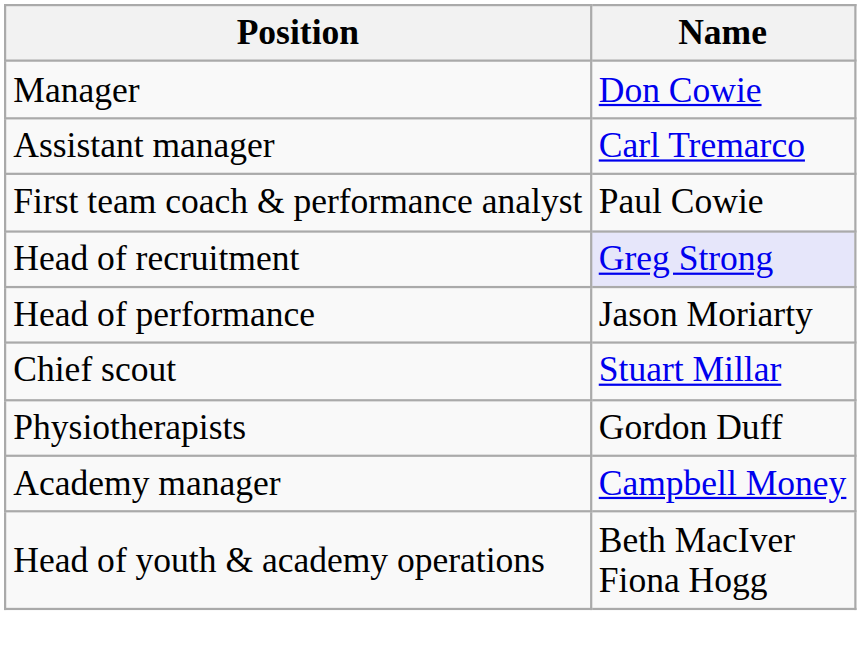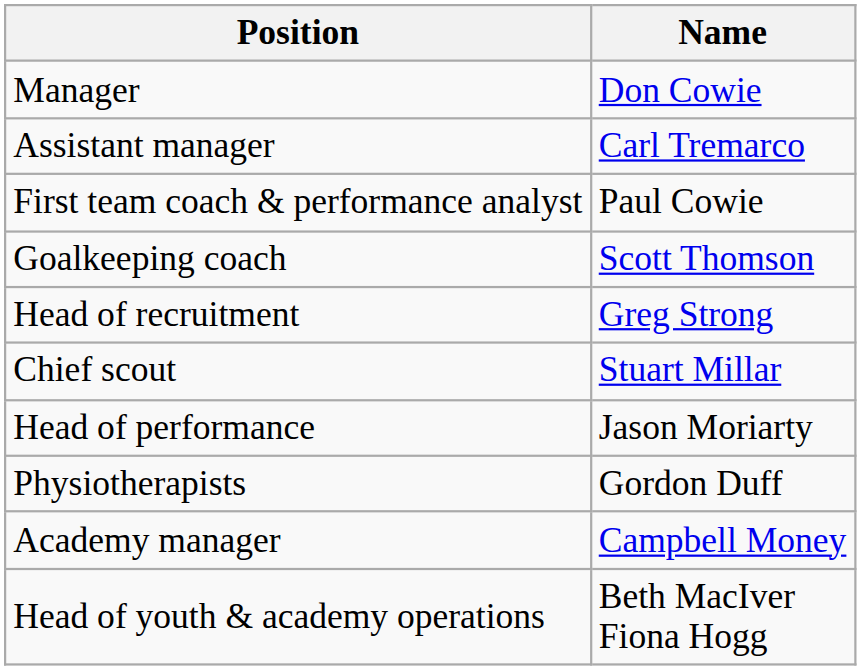+ row: (150, 257)
(686, 257) lavender background -> (686, 314) no background
rows swapped: (95, 370) <-> (164, 314)
